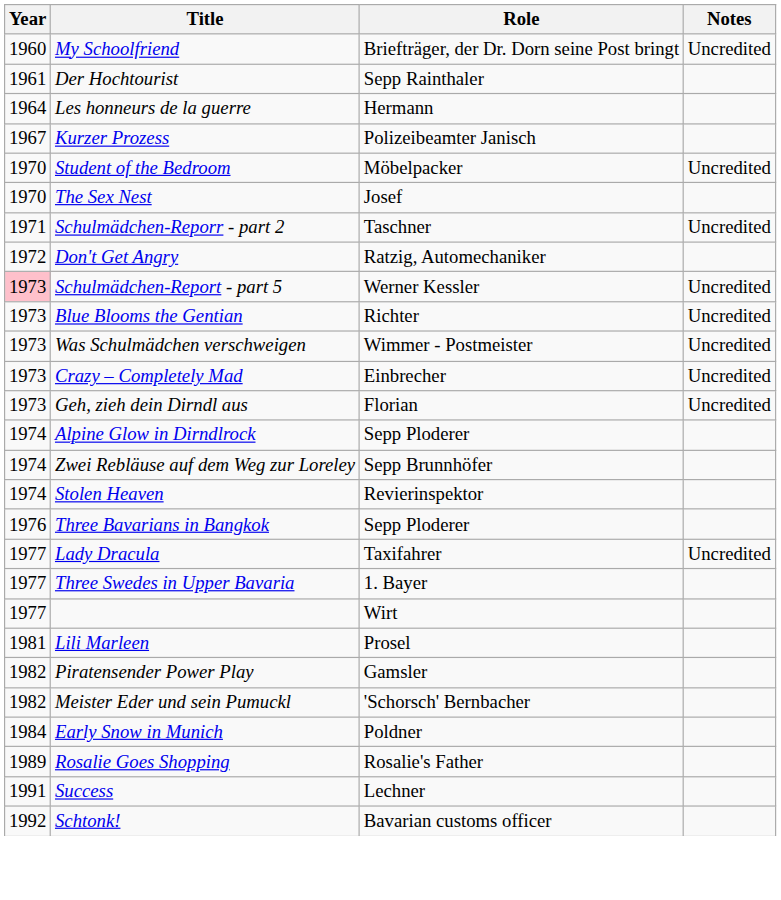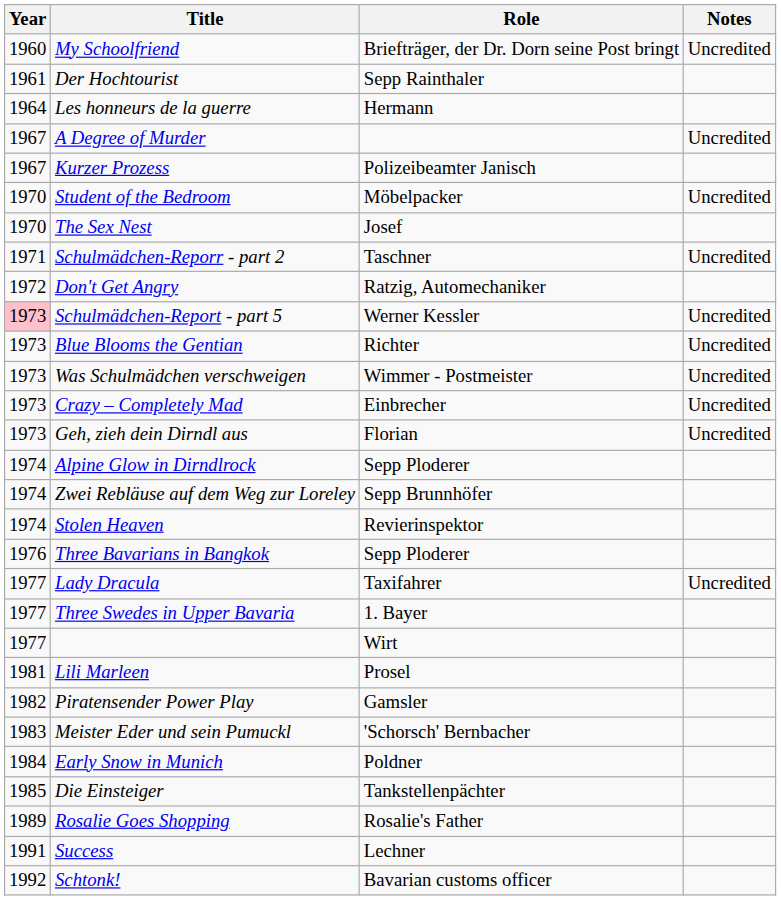+ row: (130, 138)
(28, 702) 1982 -> (28, 731) 1983
+ row: (109, 791)
